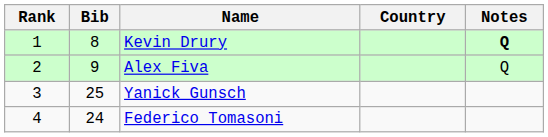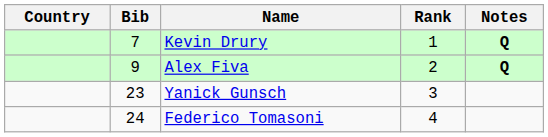columns swapped: (37, 17) <-> (413, 17)
(95, 43) 8 -> (135, 43) 7
(504, 68) normal -> (504, 68) bold
(95, 94) 25 -> (135, 94) 23
